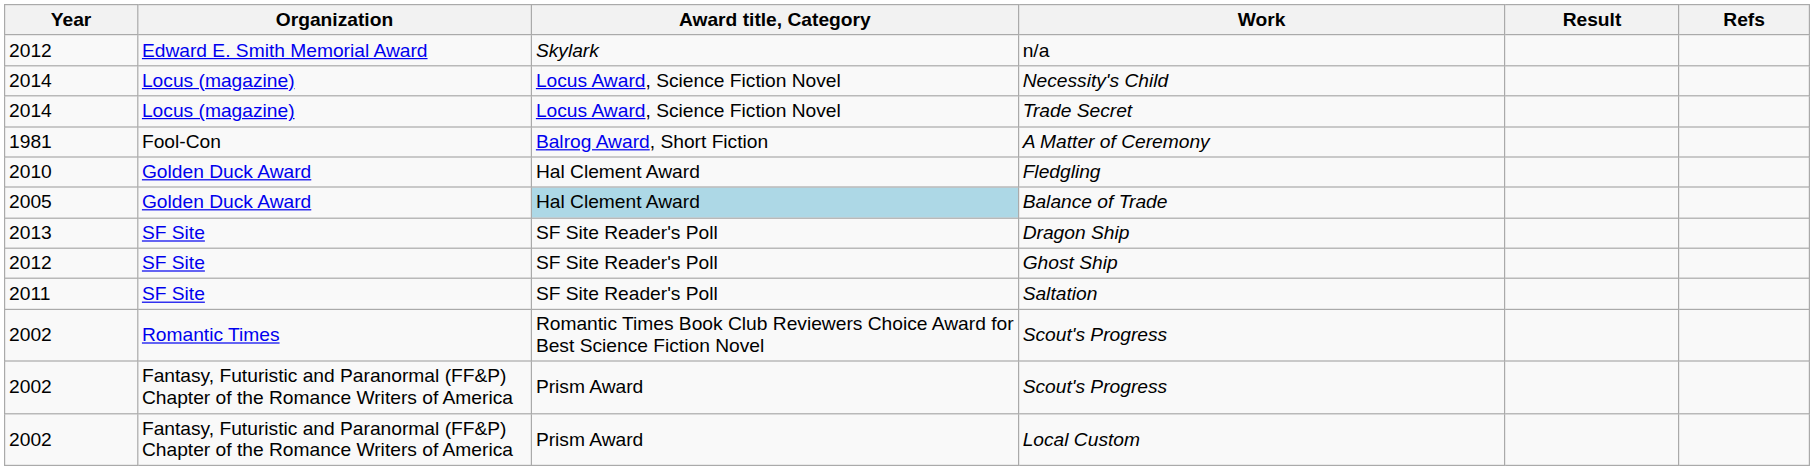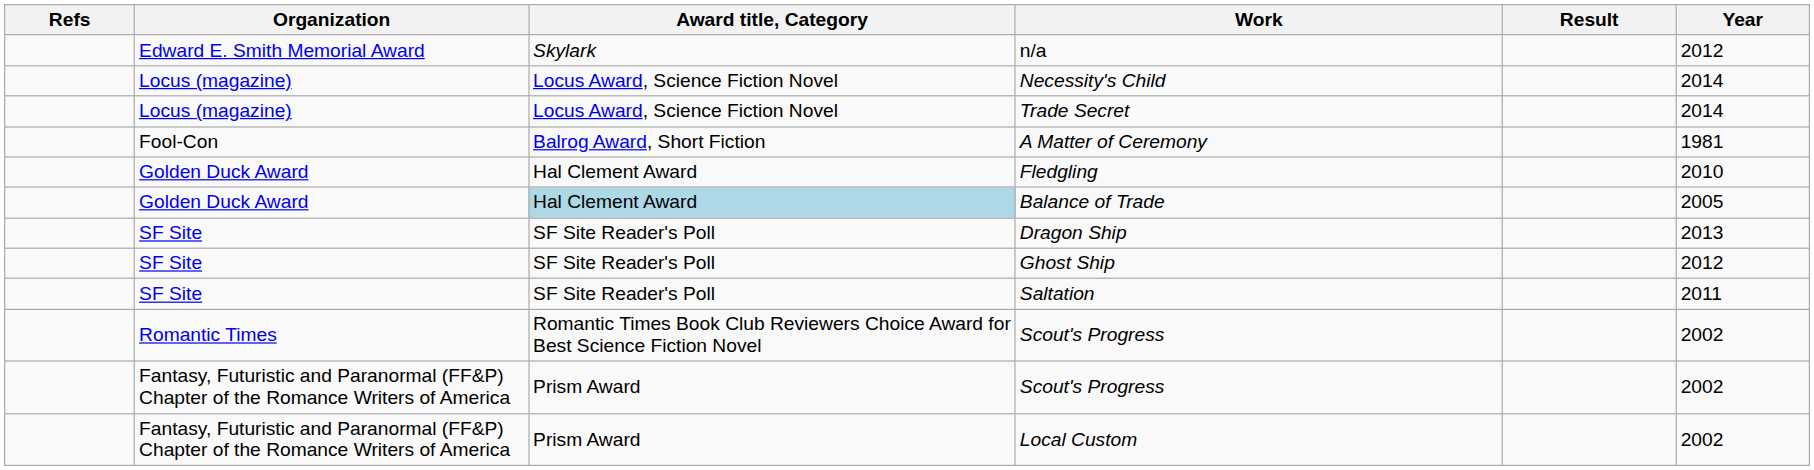columns swapped: (71, 19) <-> (1744, 19)
